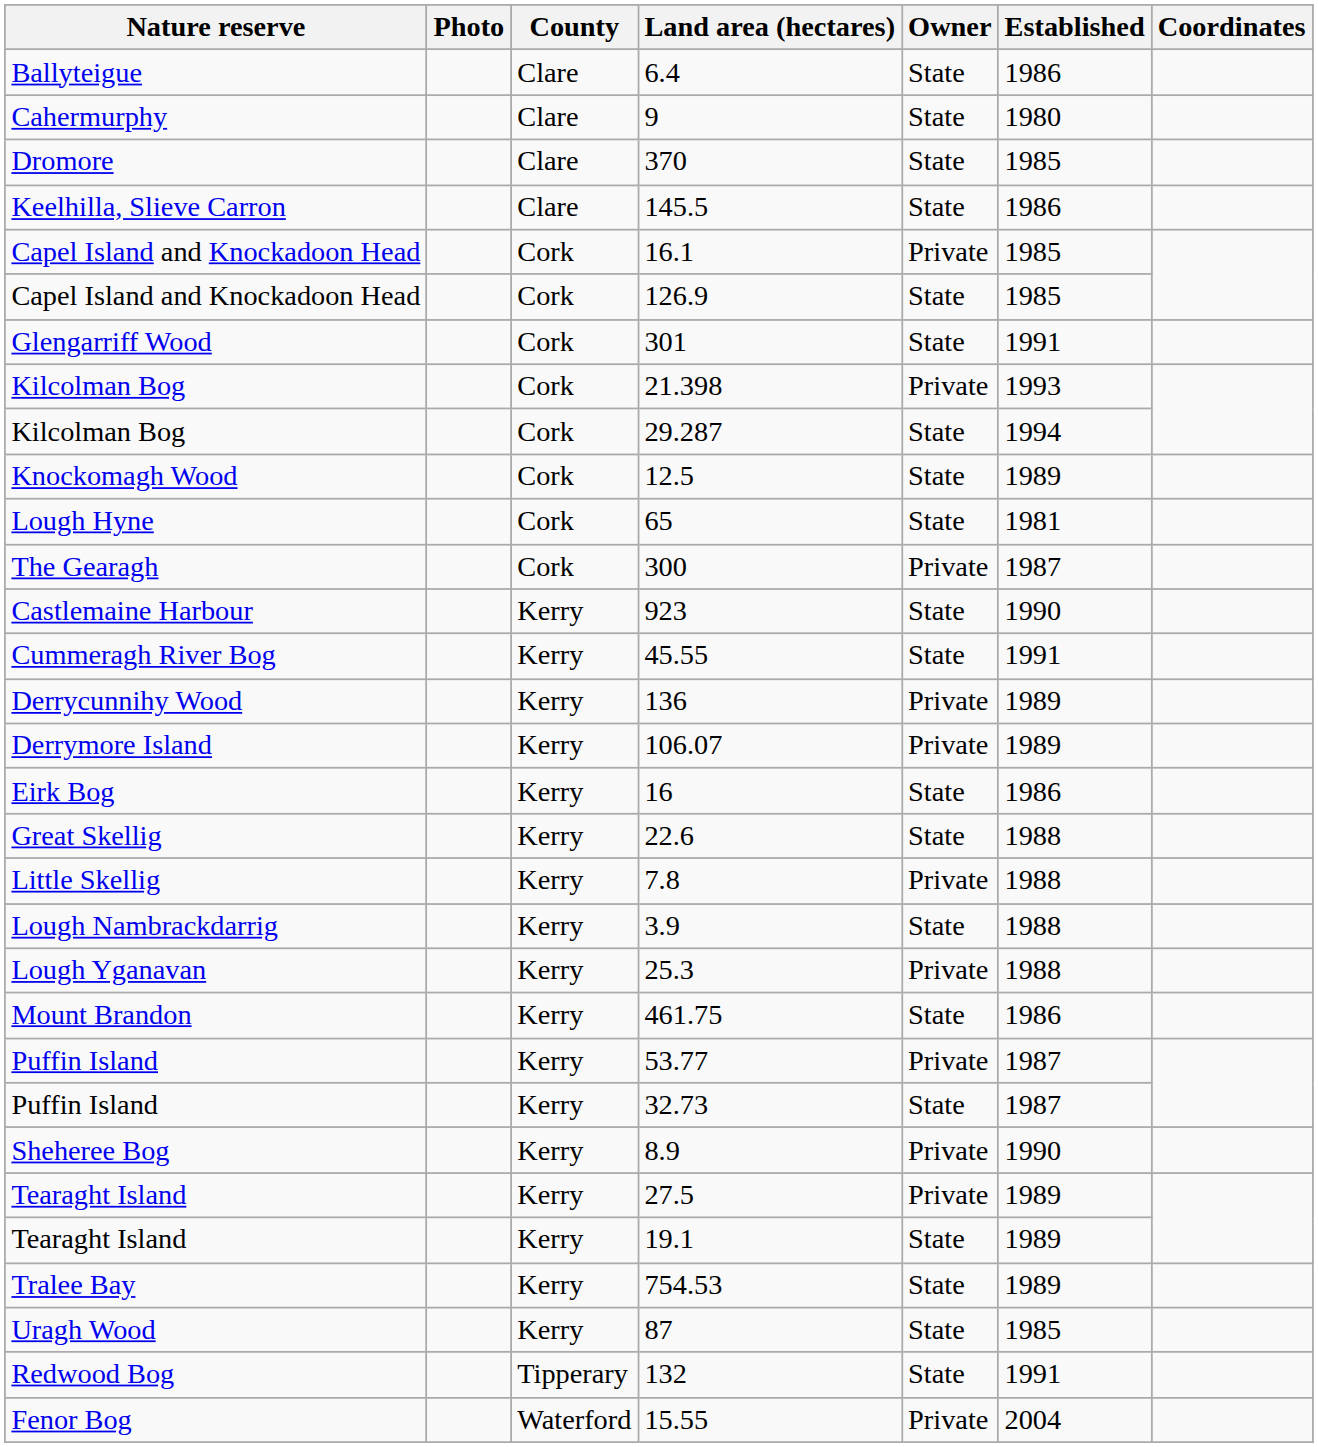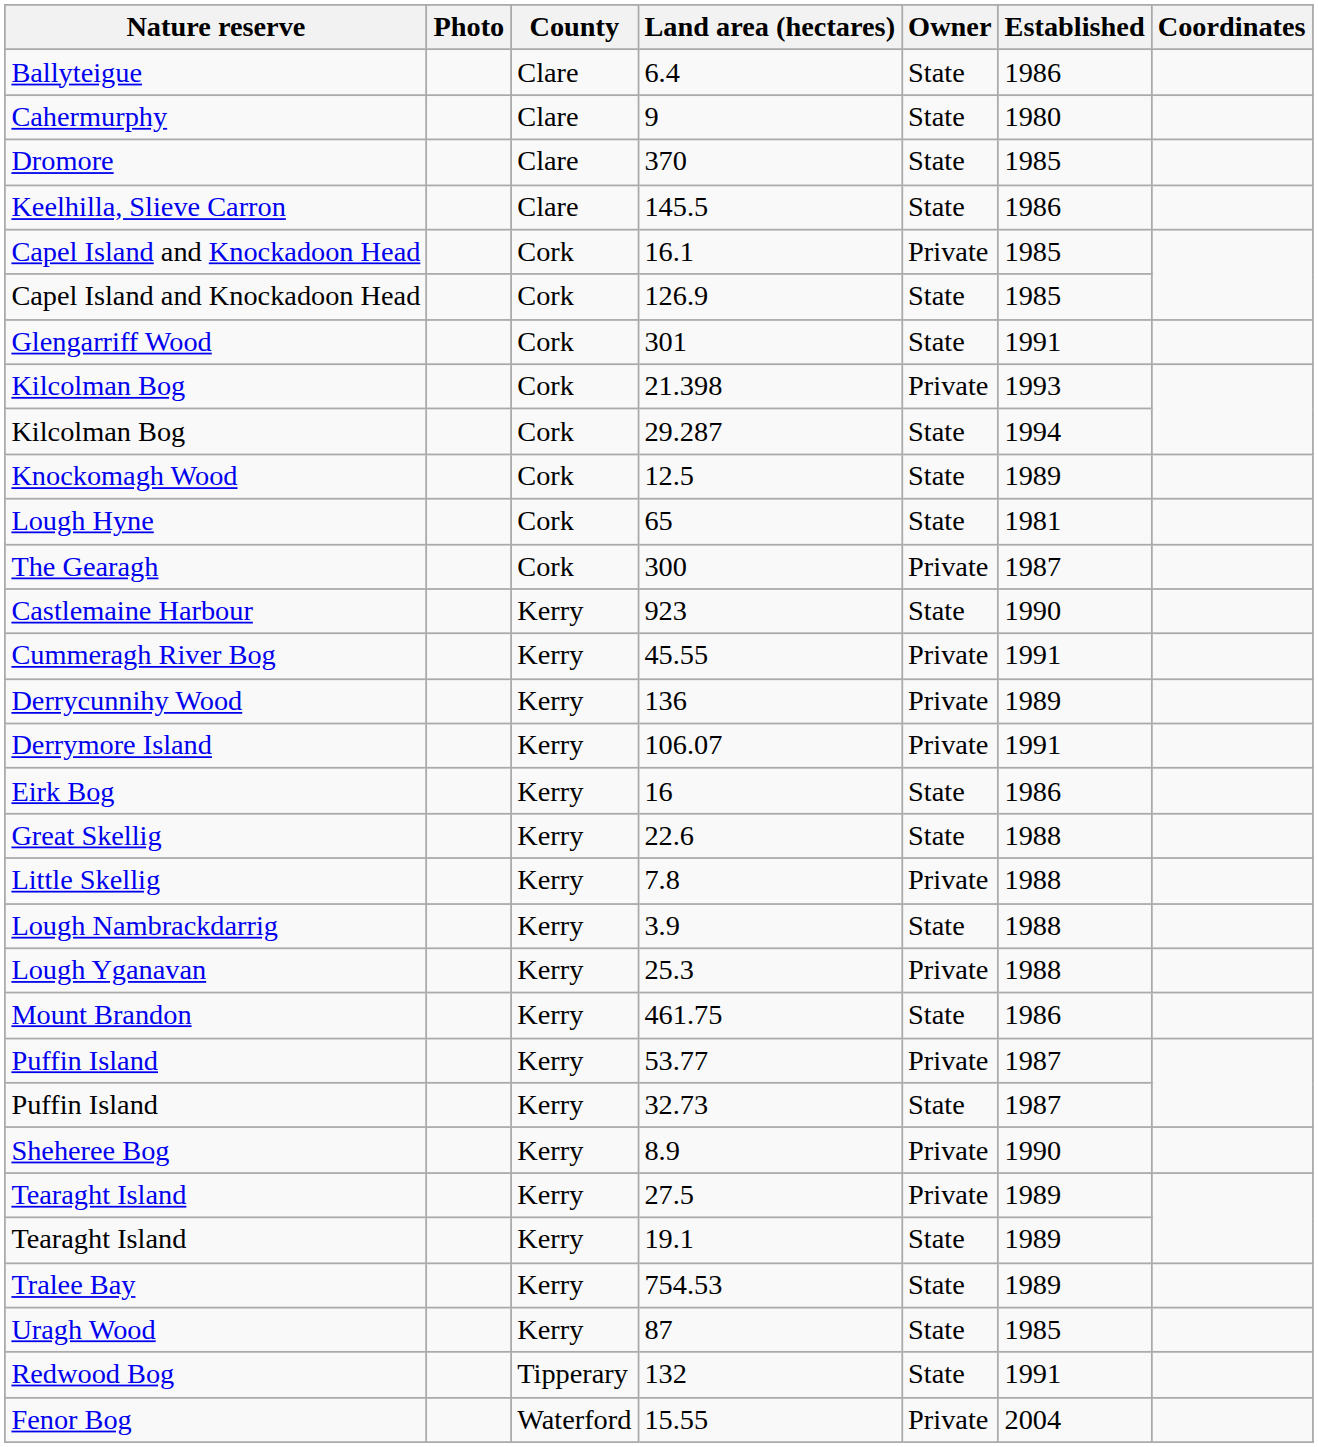(936, 655) State -> (948, 655) Private
(1033, 745) 1989 -> (1033, 745) 1991
